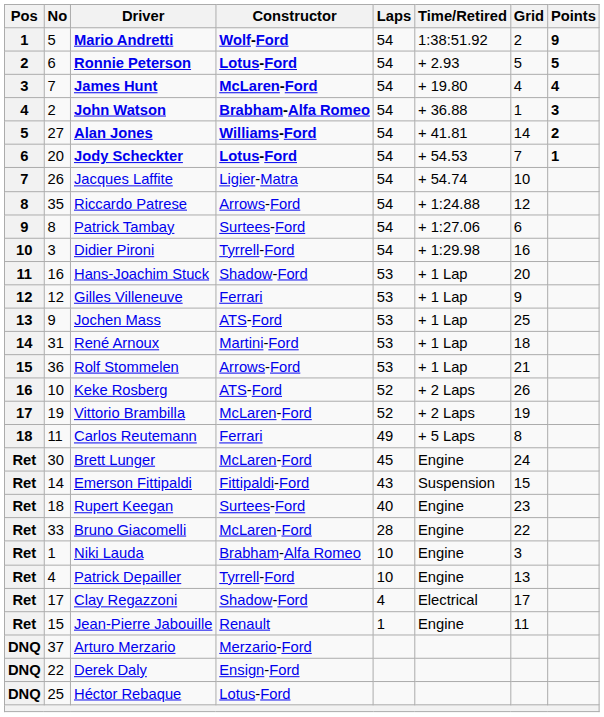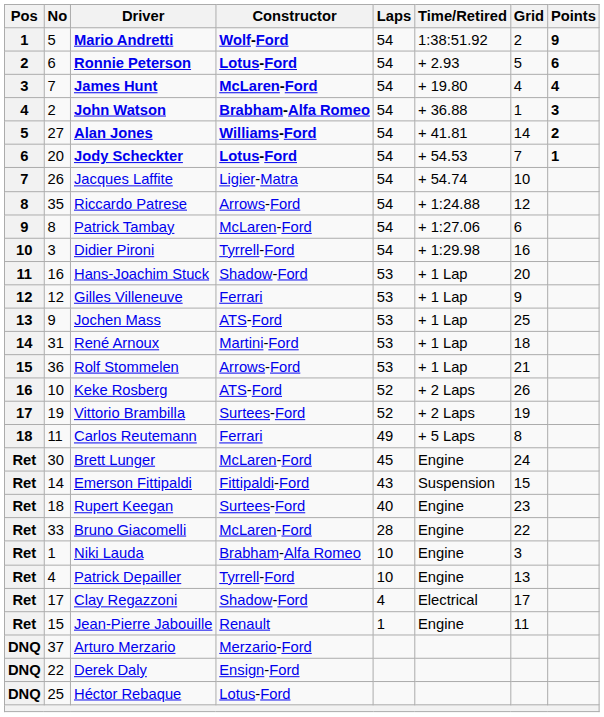(555, 63) 5 -> (555, 63) 6
(262, 226) Surtees-Ford -> (266, 226) McLaren-Ford
(266, 413) McLaren-Ford -> (262, 413) Surtees-Ford
